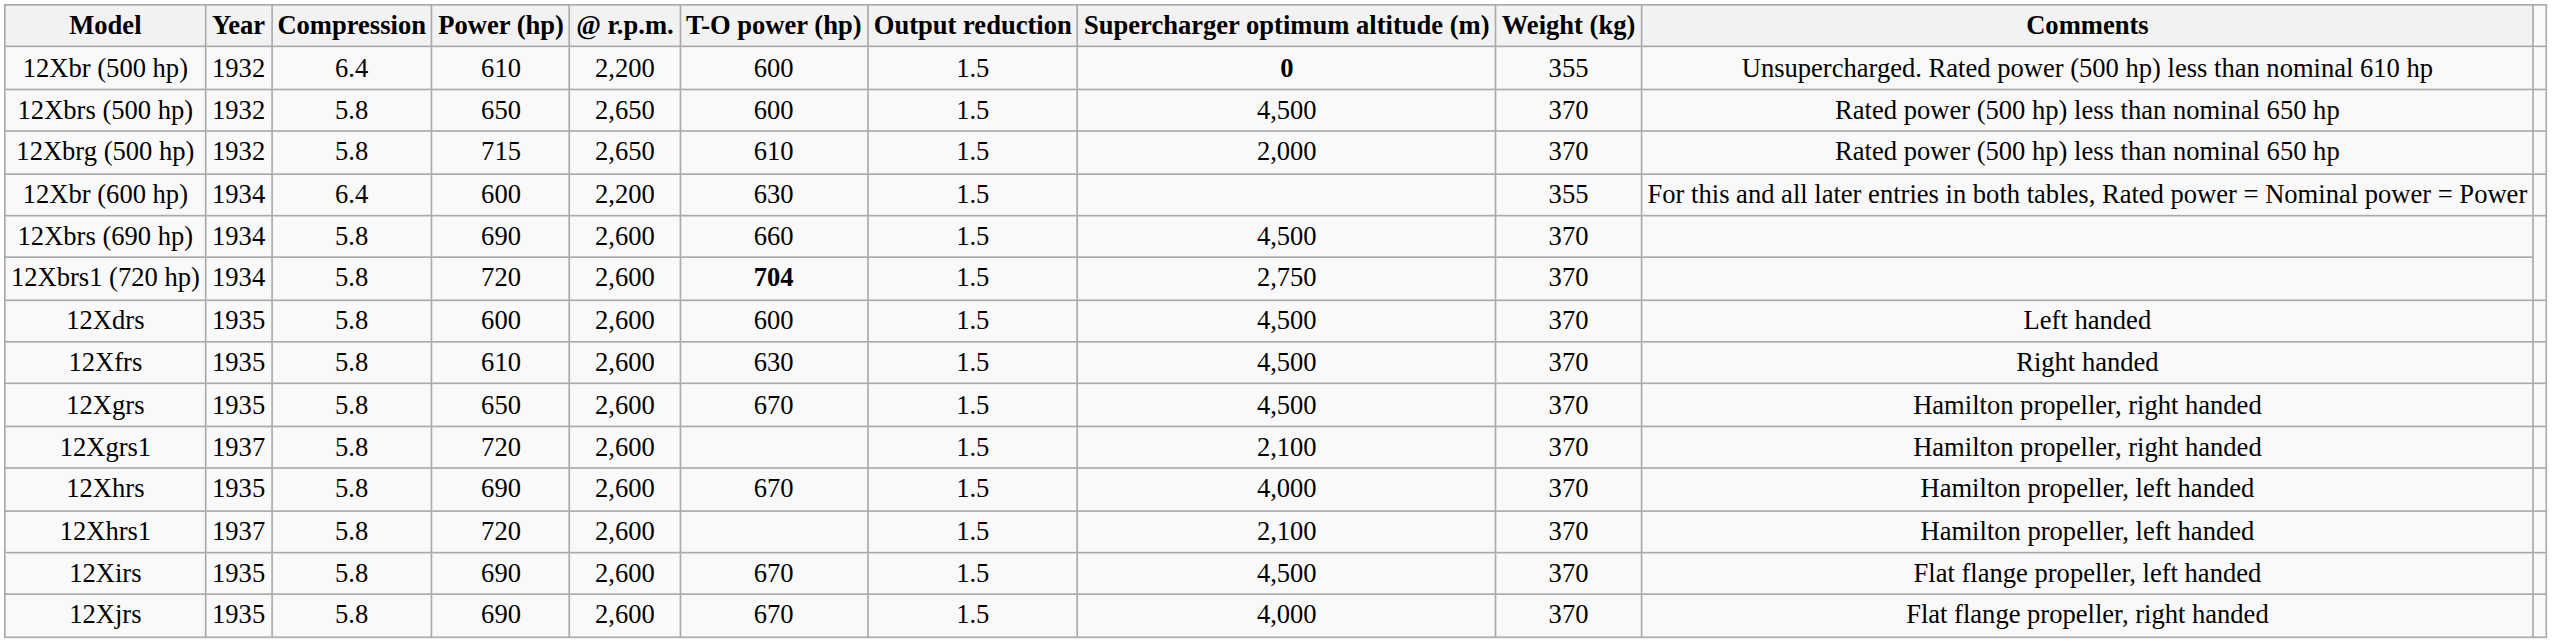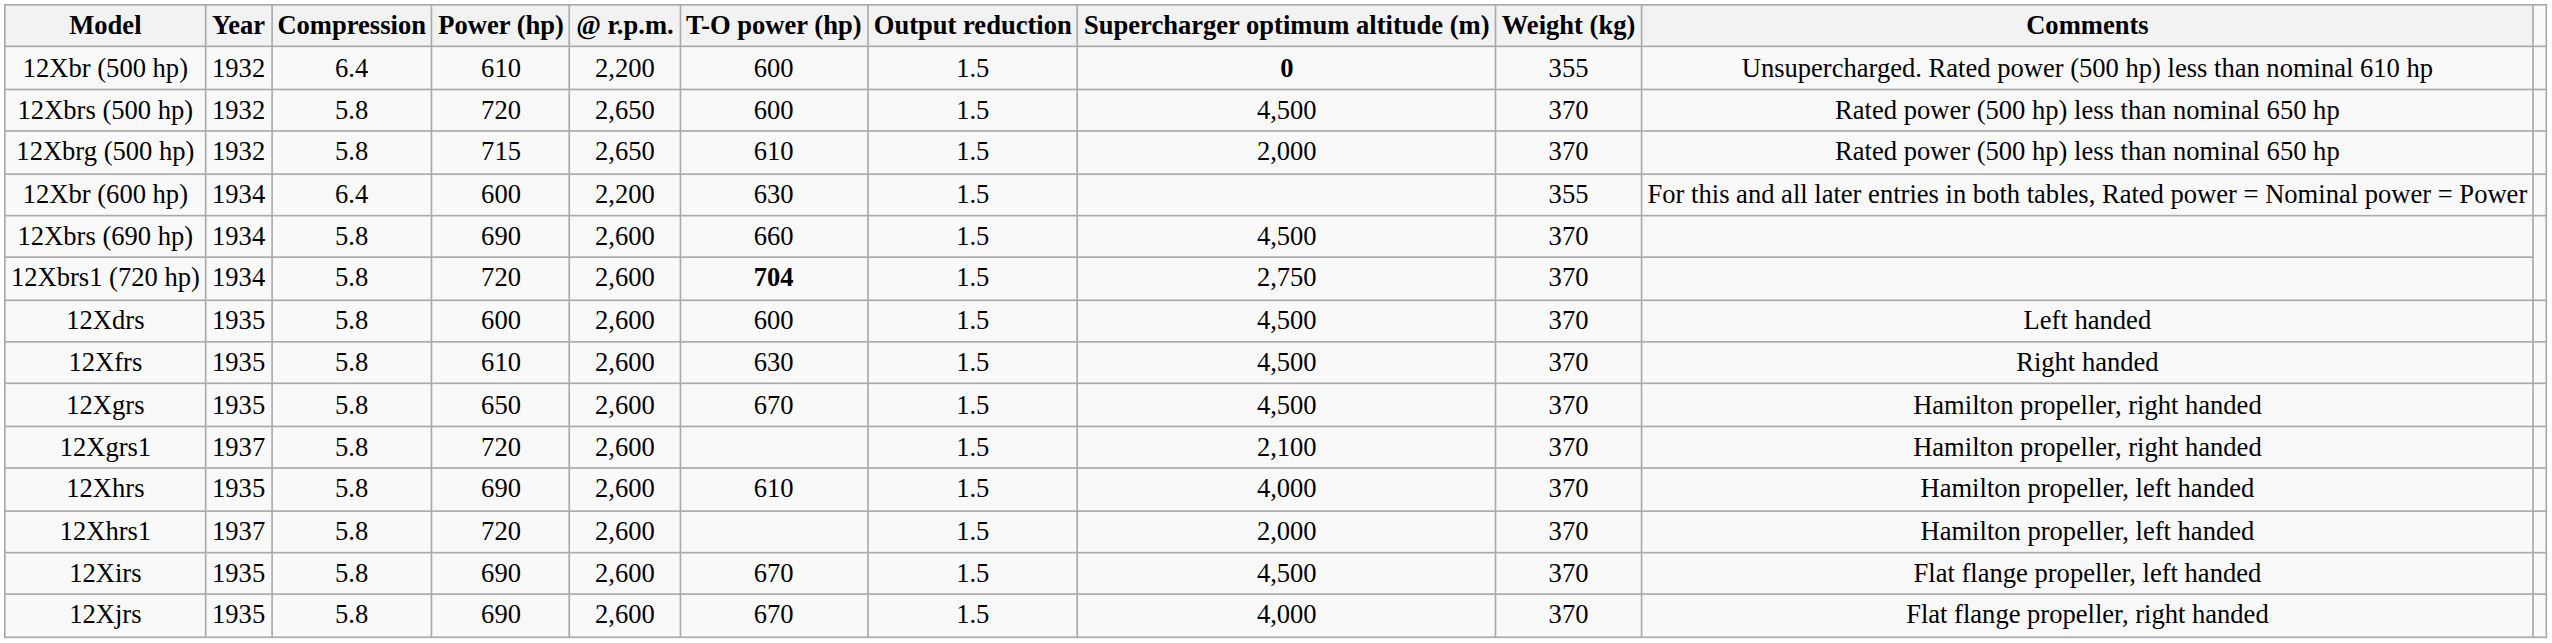(501, 109) 650 -> (501, 109) 720
(774, 488) 670 -> (774, 488) 610
(1287, 531) 2,100 -> (1287, 531) 2,000
